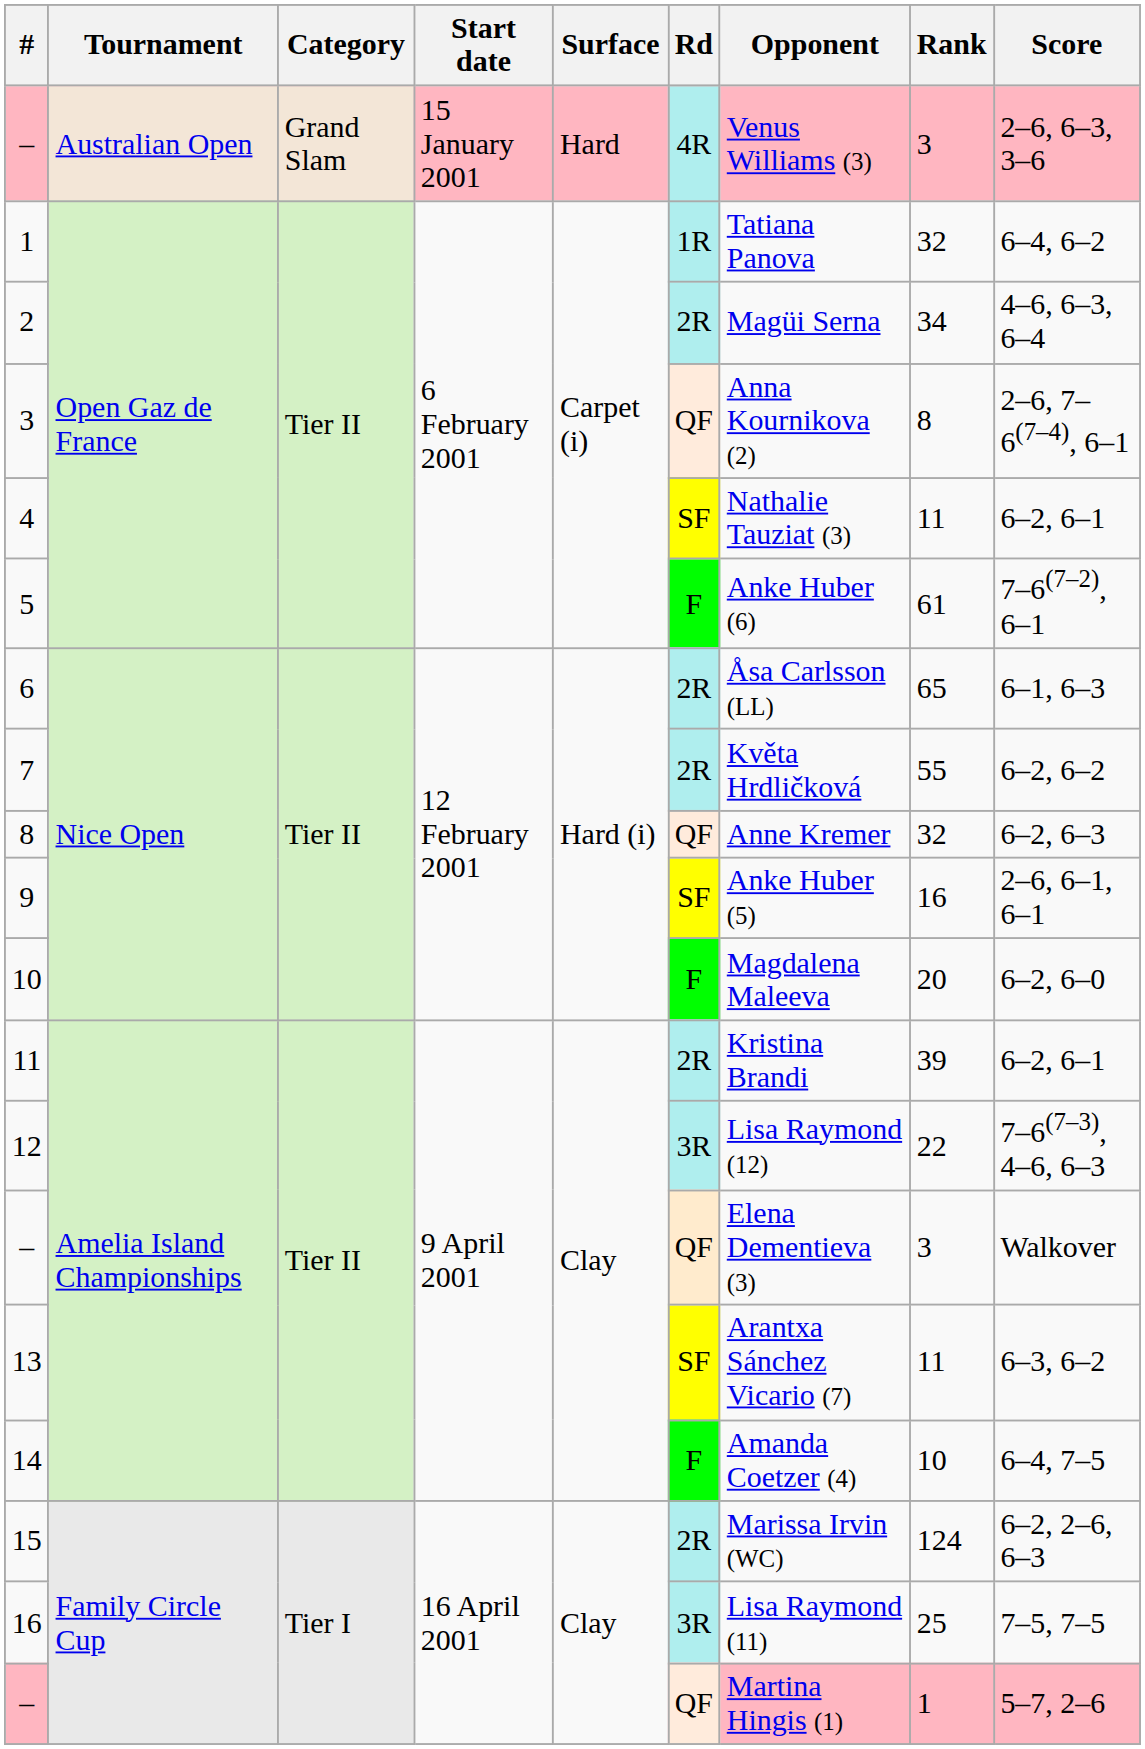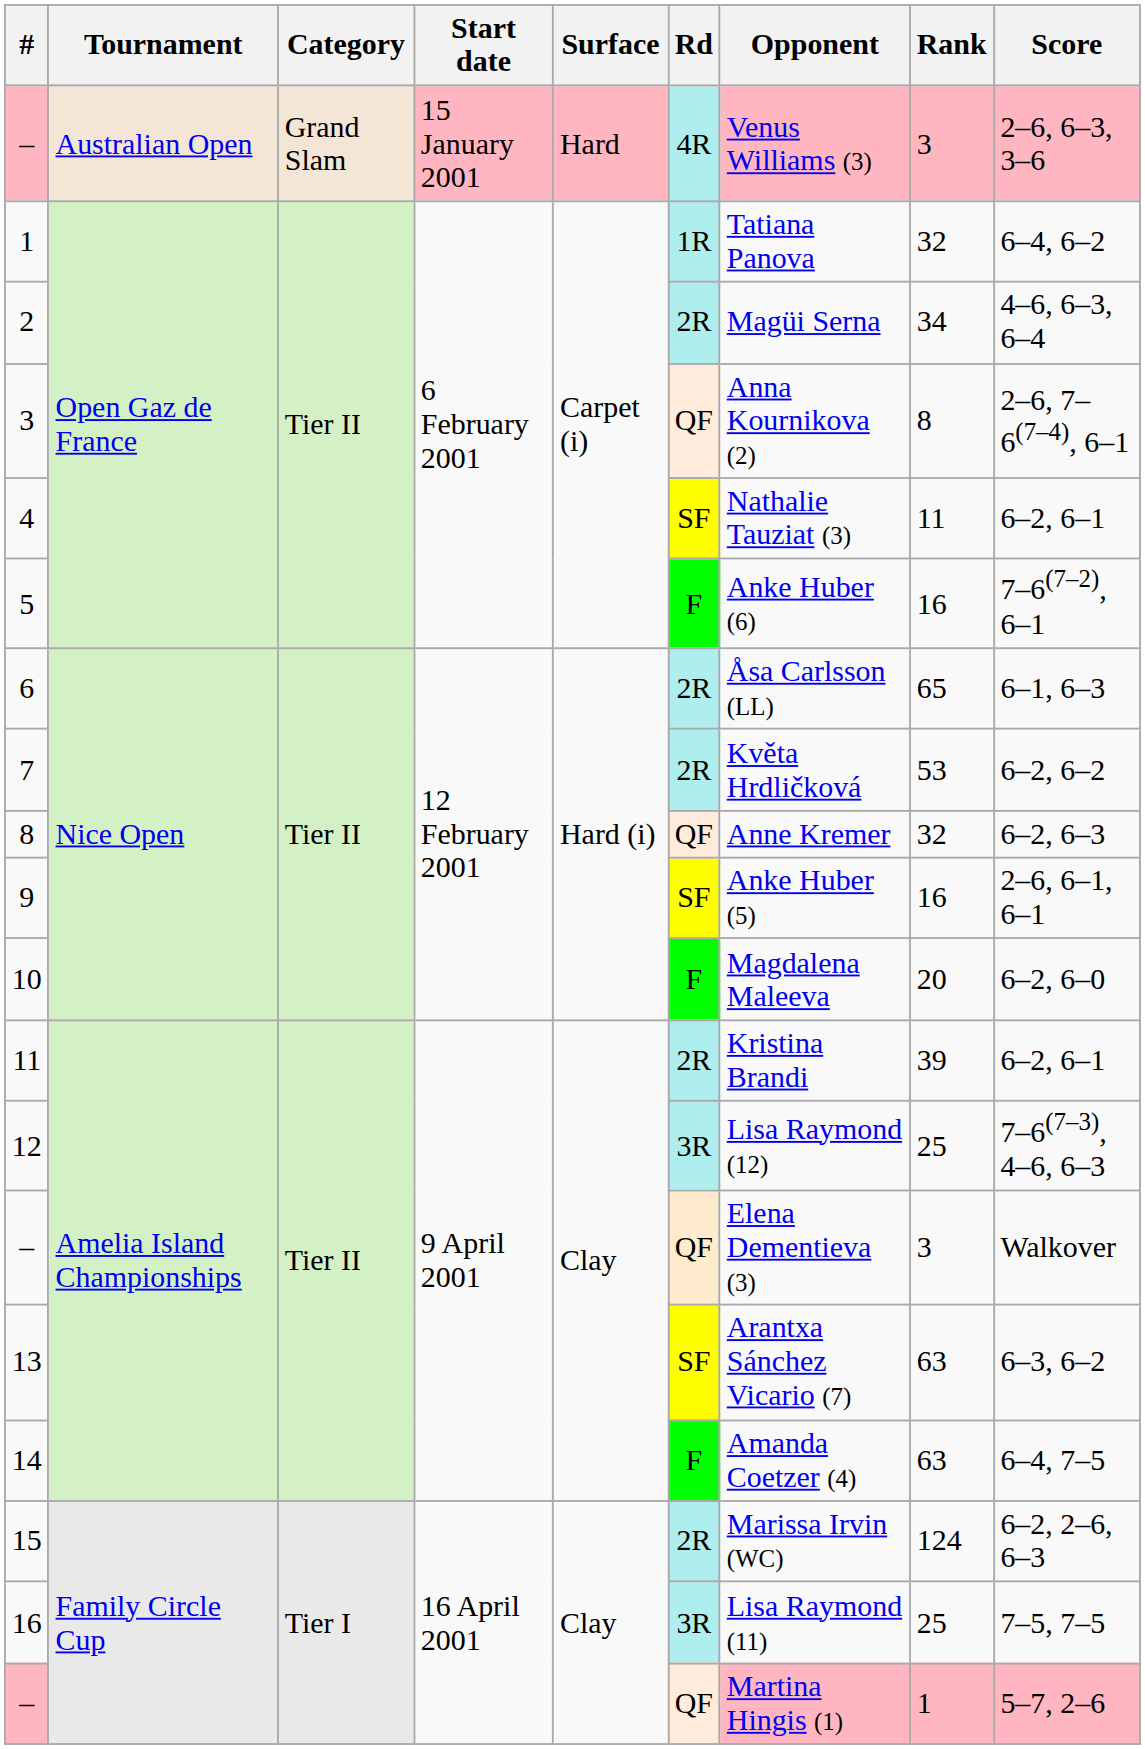(932, 603) 61 -> (932, 603) 16
(932, 769) 55 -> (932, 769) 53
(932, 1145) 22 -> (932, 1145) 25
(931, 1362) 11 -> (932, 1362) 63
(932, 1460) 10 -> (932, 1460) 63
